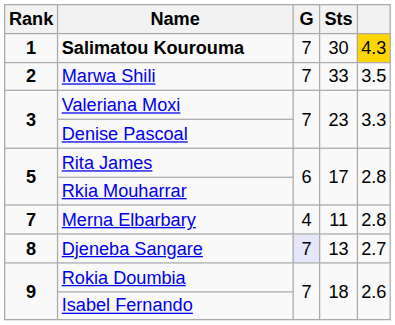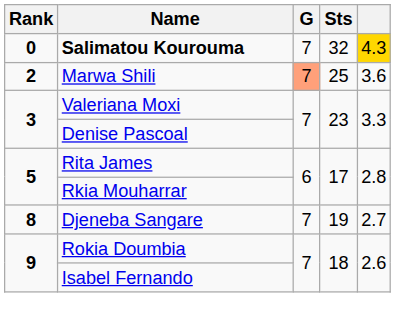(31, 48) 1 -> (31, 48) 0
(339, 48) 30 -> (339, 48) 32
(306, 77) no background -> (306, 77) lightsalmon background
(339, 77) 33 -> (339, 77) 25
(374, 77) 3.5 -> (374, 77) 3.6
- row: (129, 220)
(306, 249) lavender background -> (306, 220) no background
(339, 249) 13 -> (339, 220) 19
